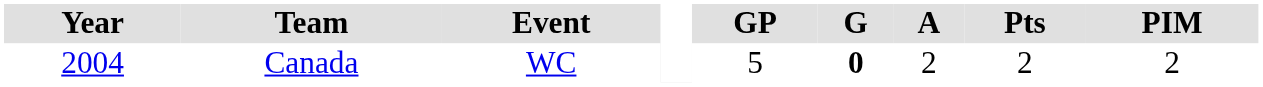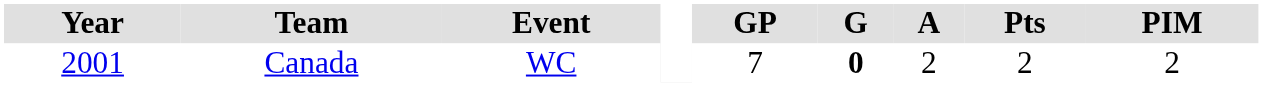(93, 62) 2004 -> (93, 62) 2001
(755, 62) 5 -> (755, 62) 7
